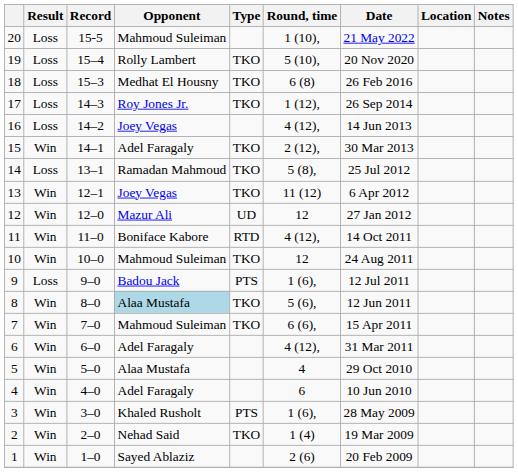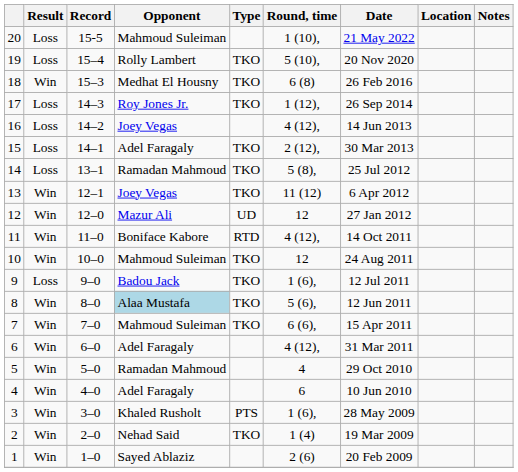(45, 81) Loss -> (45, 81) Win
(45, 148) Win -> (45, 148) Loss
(246, 280) PTS -> (246, 280) TKO
(154, 368) Alaa Mustafa -> (172, 368) Ramadan Mahmoud
